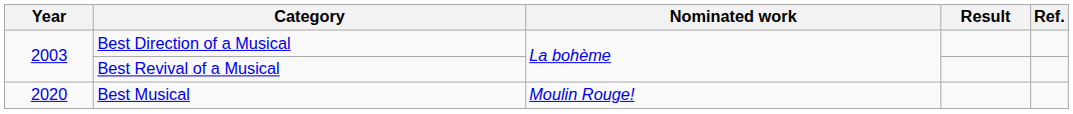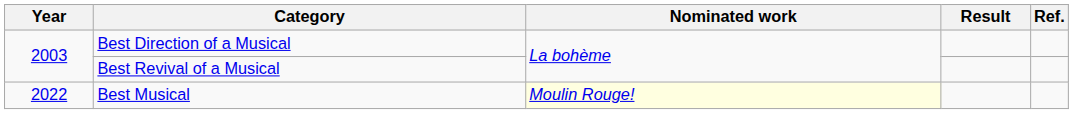(49, 95) 2020 -> (49, 95) 2022
(582, 95) no background -> (582, 95) lightyellow background
